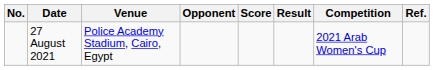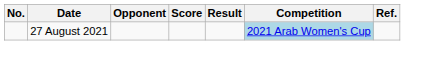- column: (131, 13)
(351, 43) no background -> (309, 31) lightblue background
